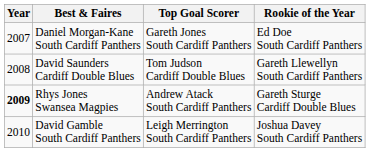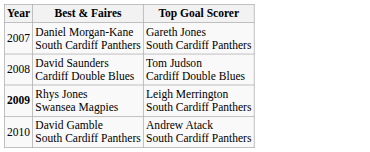- column: (309, 13)
(199, 100) Andrew Atack South Cardiff Panthers -> (199, 100) Leigh Merrington South Cardiff Panthers
(199, 132) Leigh Merrington South Cardiff Panthers -> (199, 132) Andrew Atack South Cardiff Panthers
